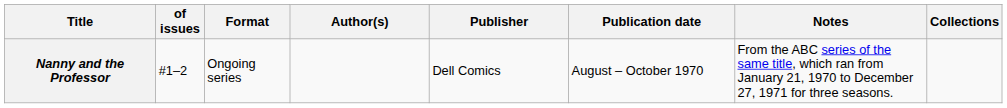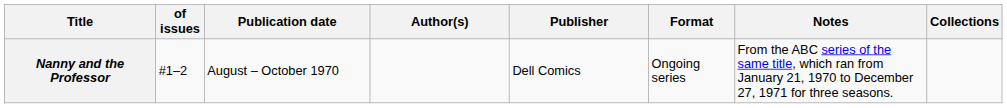columns swapped: (247, 21) <-> (652, 21)
